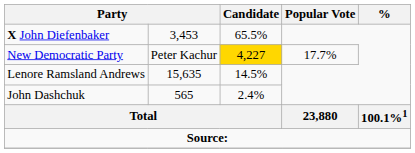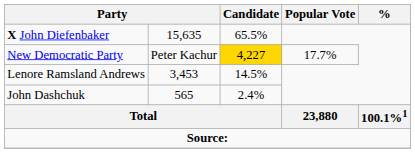(184, 34) 3,453 -> (184, 34) 15,635
(184, 74) 15,635 -> (184, 74) 3,453
